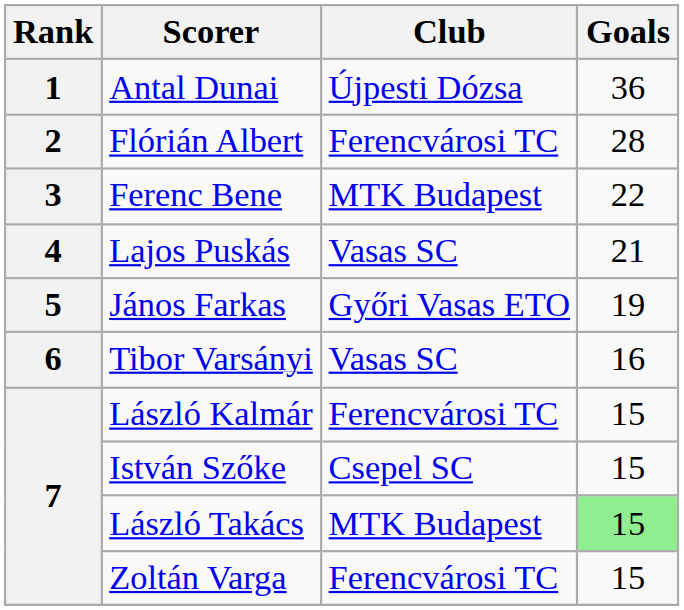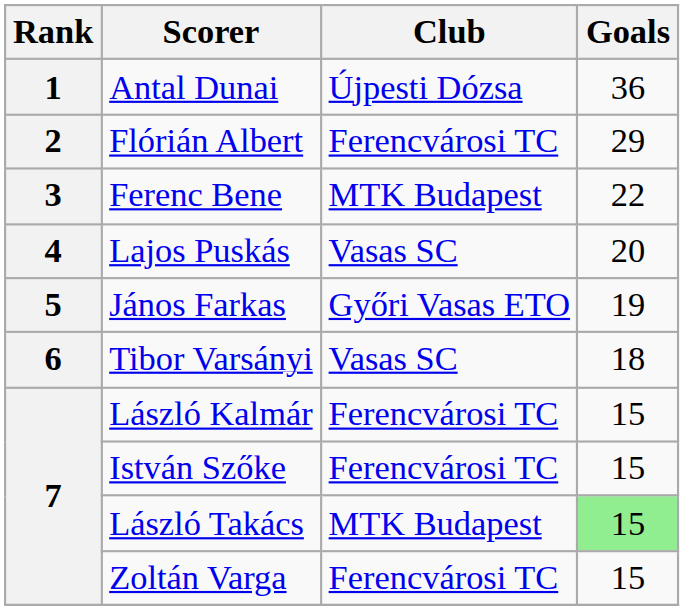(628, 140) 28 -> (628, 140) 29
(628, 250) 21 -> (628, 250) 20
(628, 359) 16 -> (628, 359) 18
(401, 468) Csepel SC -> (443, 468) Ferencvárosi TC
